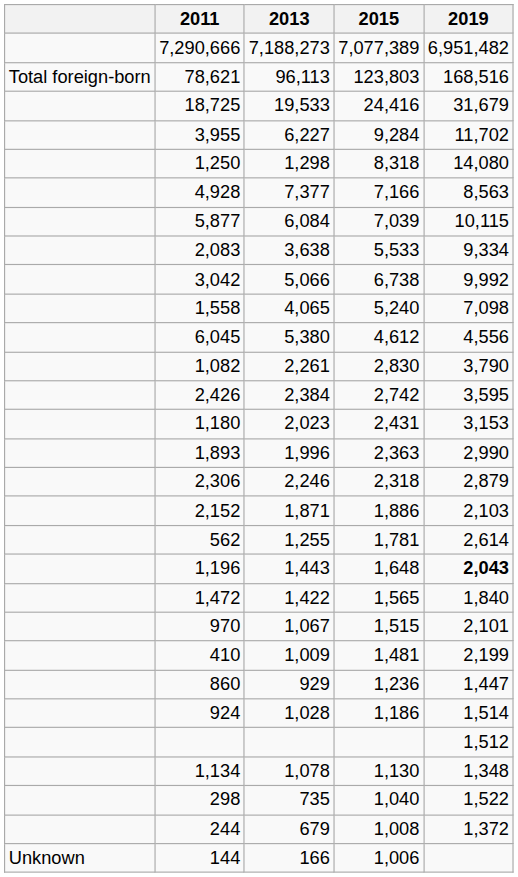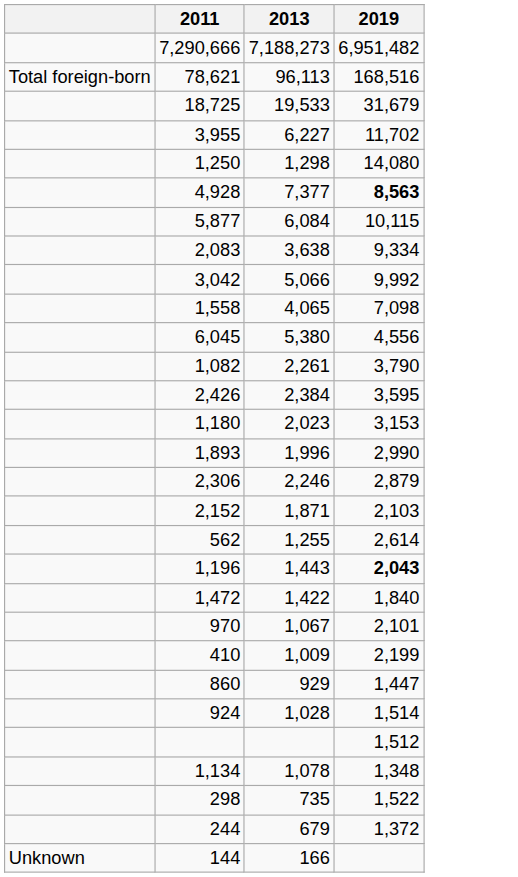- column: (379, 18)
(486, 192) normal -> (397, 192) bold
